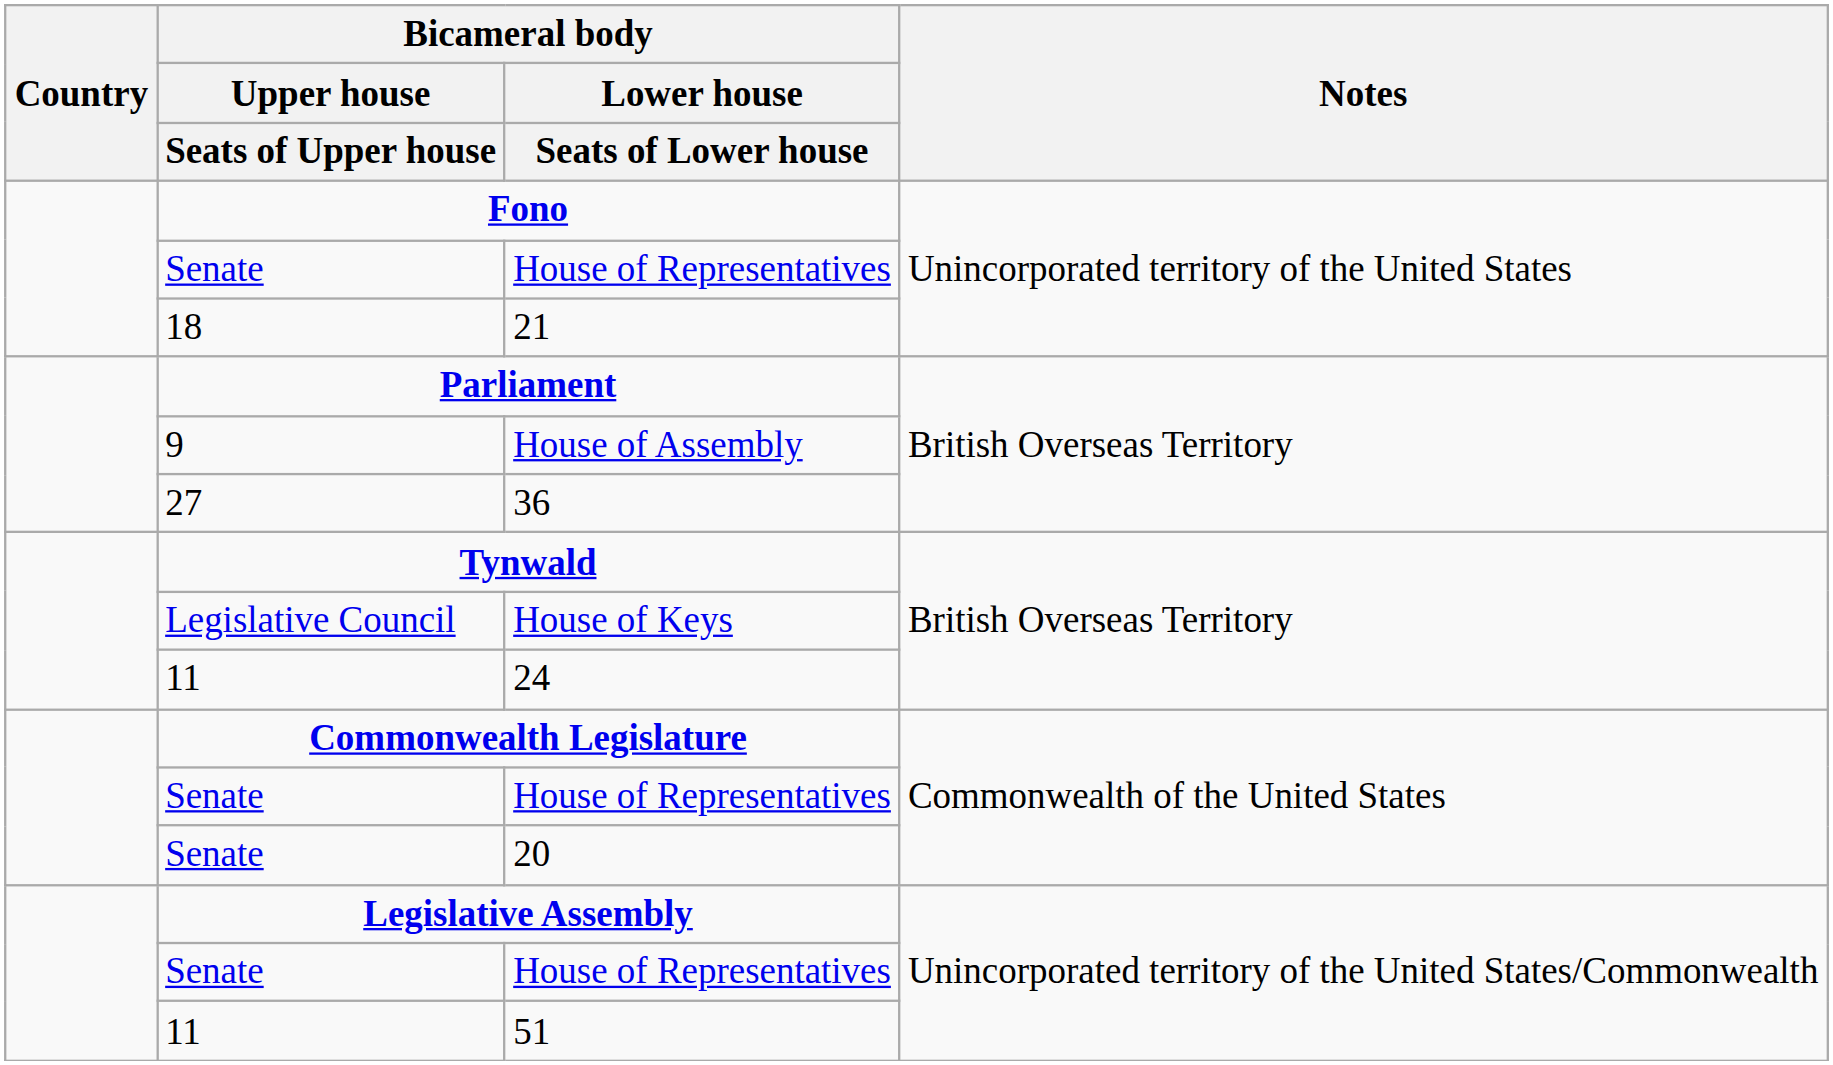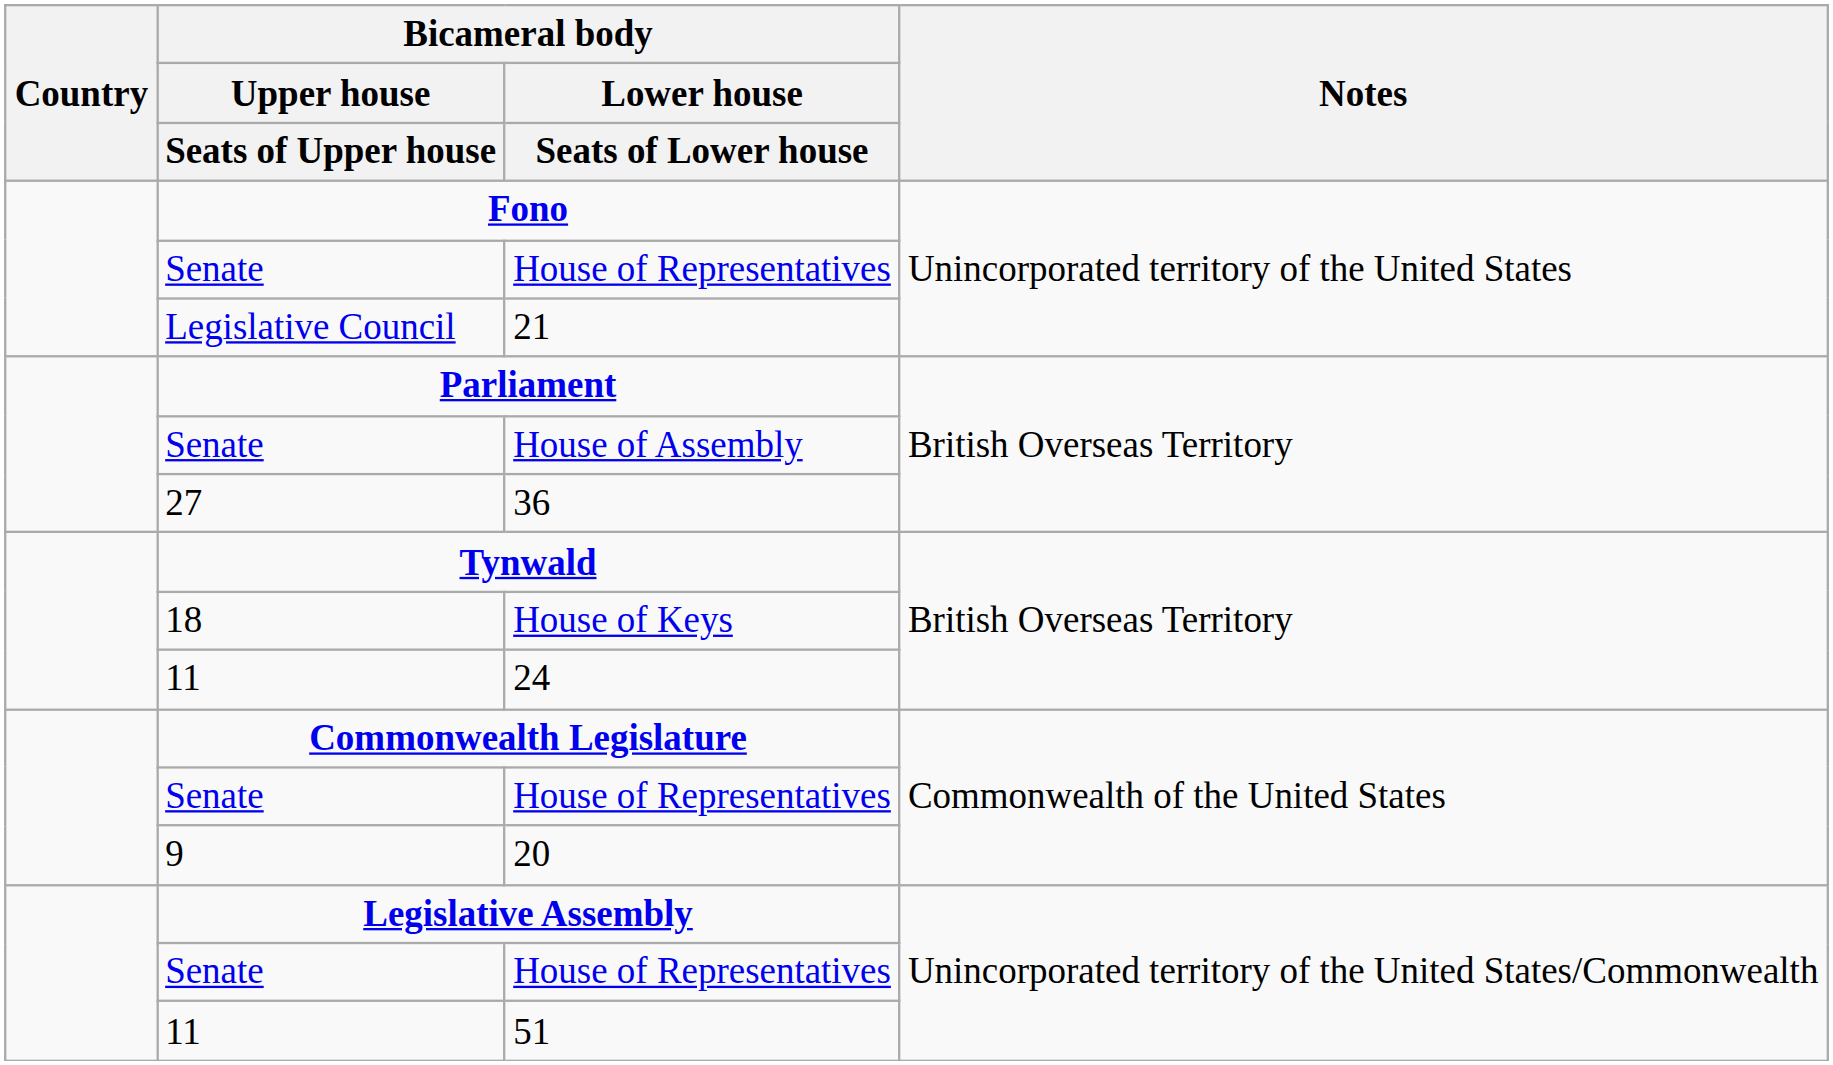(184, 326) 18 -> (310, 326) Legislative Council
(174, 444) 9 -> (214, 444) Senate
(310, 619) Legislative Council -> (184, 619) 18
(214, 854) Senate -> (174, 854) 9
